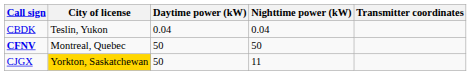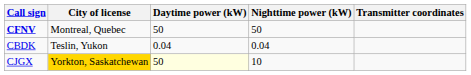rows swapped: (21, 29) <-> (21, 45)
(158, 62) no background -> (158, 62) lightyellow background
(256, 62) 11 -> (256, 62) 10
